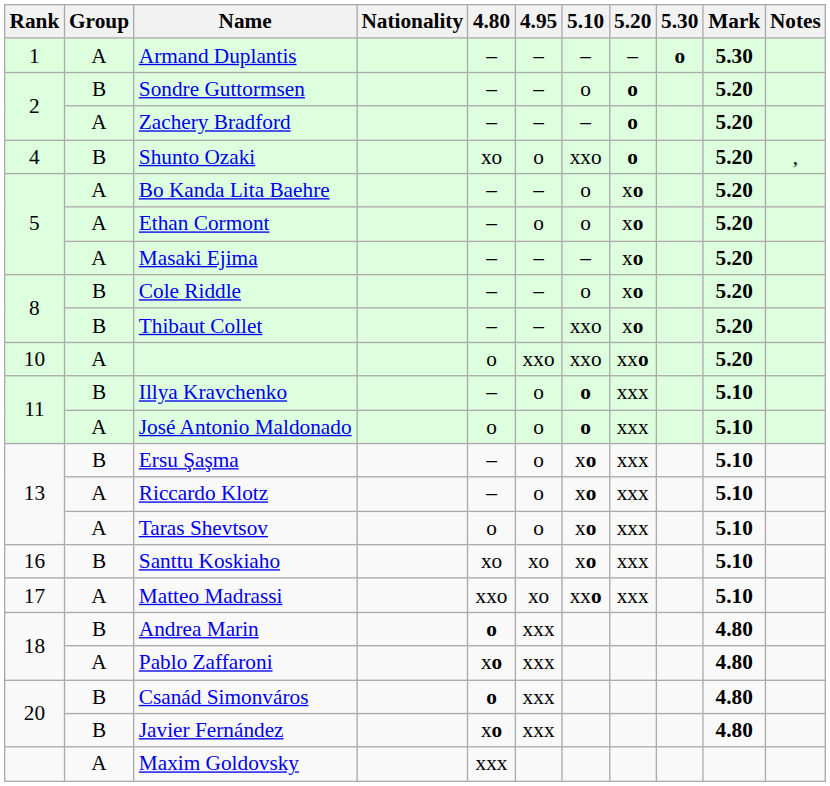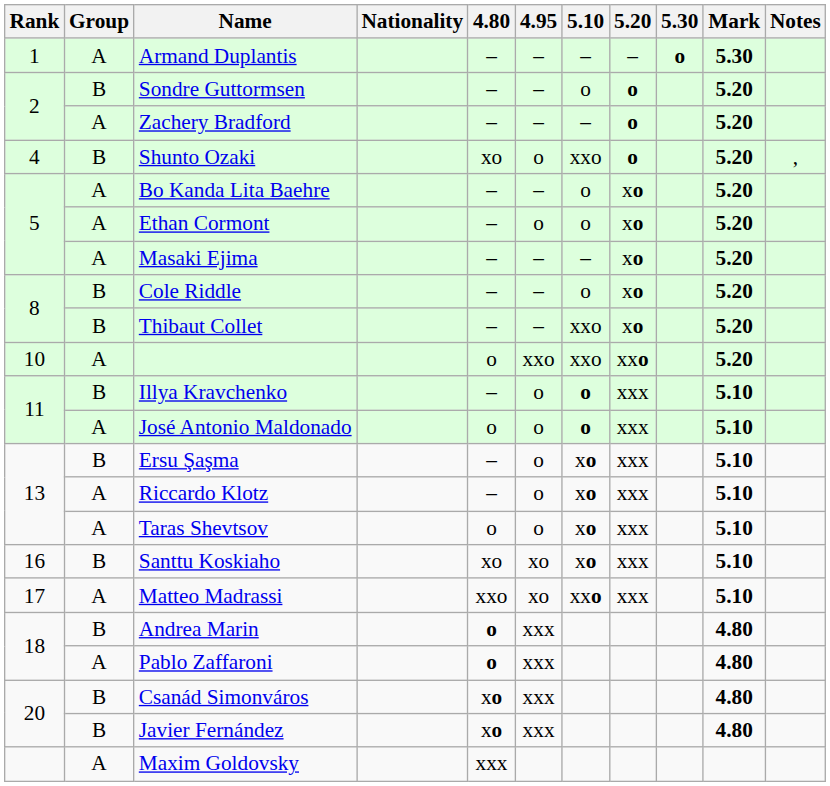(492, 662) xo -> (492, 662) o
(492, 696) o -> (492, 696) xo
